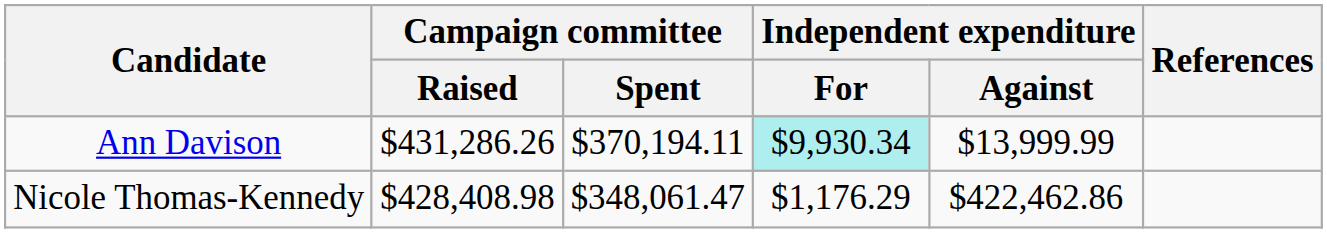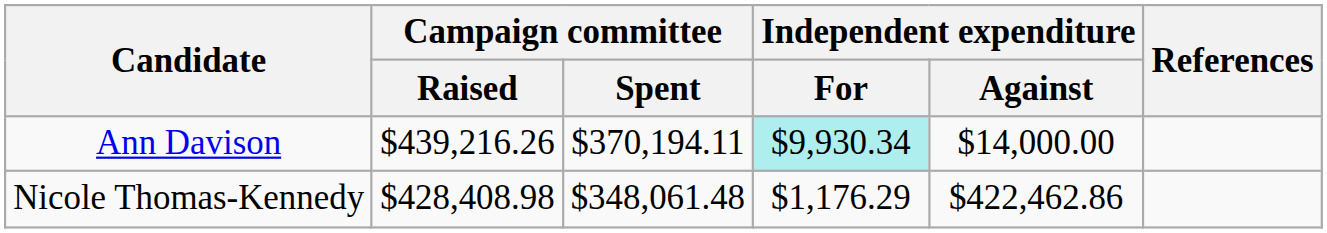(467, 142) $431,286.26 -> (467, 142) $439,216.26
(1036, 142) $13,999.99 -> (1036, 142) $14,000.00
(658, 198) $348,061.47 -> (658, 198) $348,061.48
